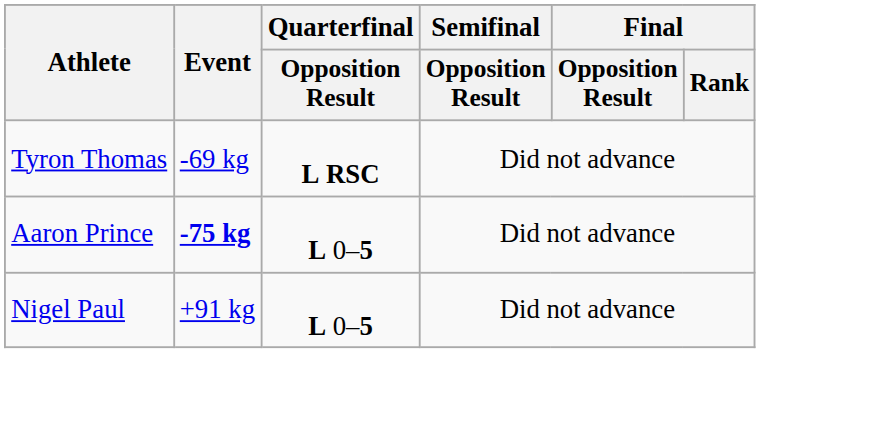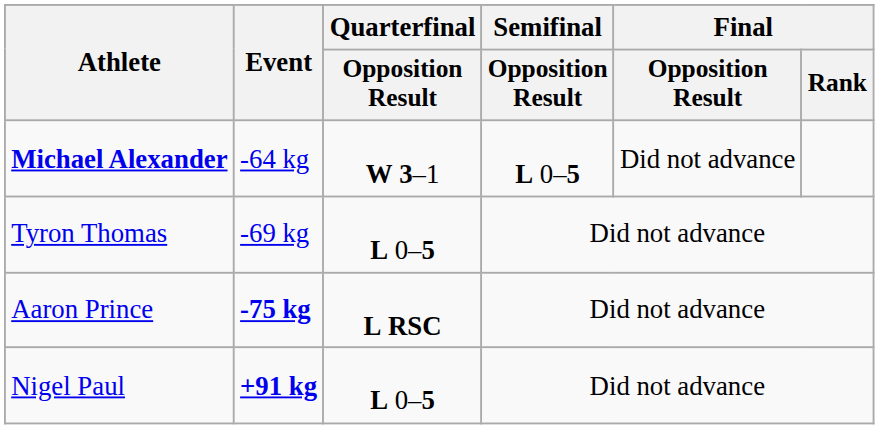+ row: (119, 158)
(341, 174) L RSC -> (403, 250) L 0–5
(341, 250) L 0–5 -> (402, 325) L RSC
(217, 310) normal -> (279, 385) bold
